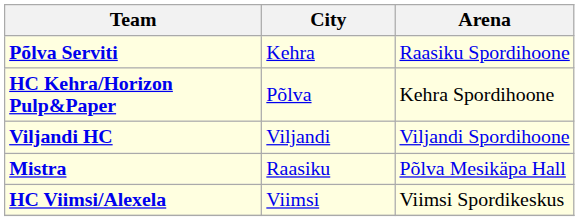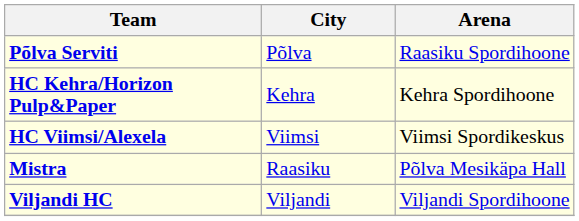(291, 51) Kehra -> (289, 51) Põlva
(289, 94) Põlva -> (291, 94) Kehra
rows swapped: (61, 136) <-> (88, 199)
